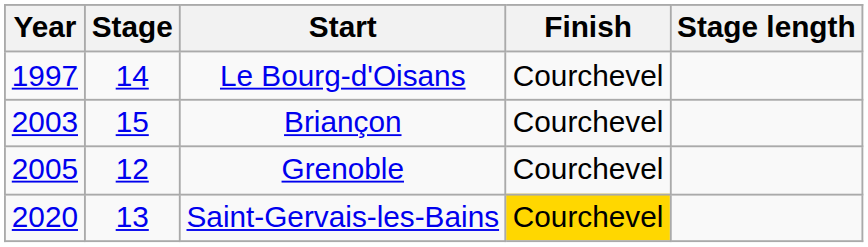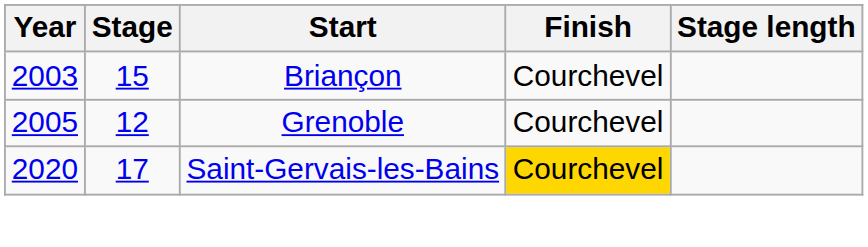- row: (343, 75)
(132, 216) 13 -> (132, 169) 17
